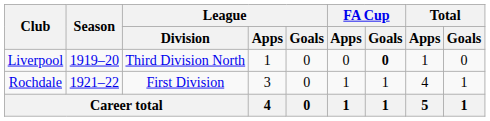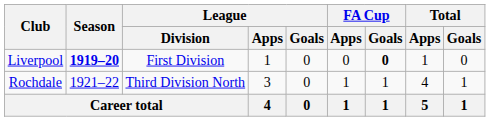(94, 60) normal -> (94, 60) bold
(185, 60) Third Division North -> (185, 60) First Division
(185, 82) First Division -> (185, 82) Third Division North
